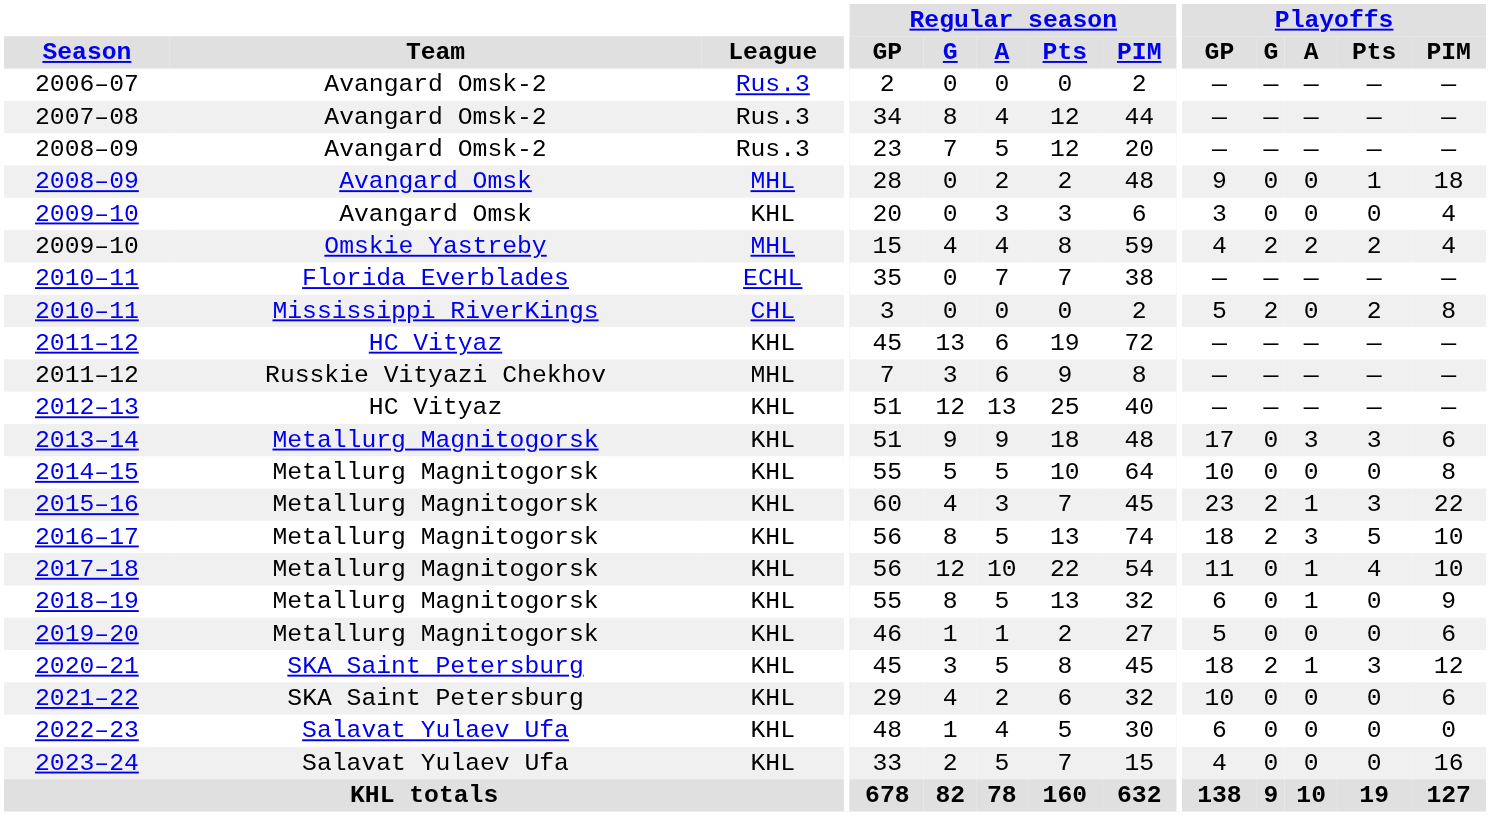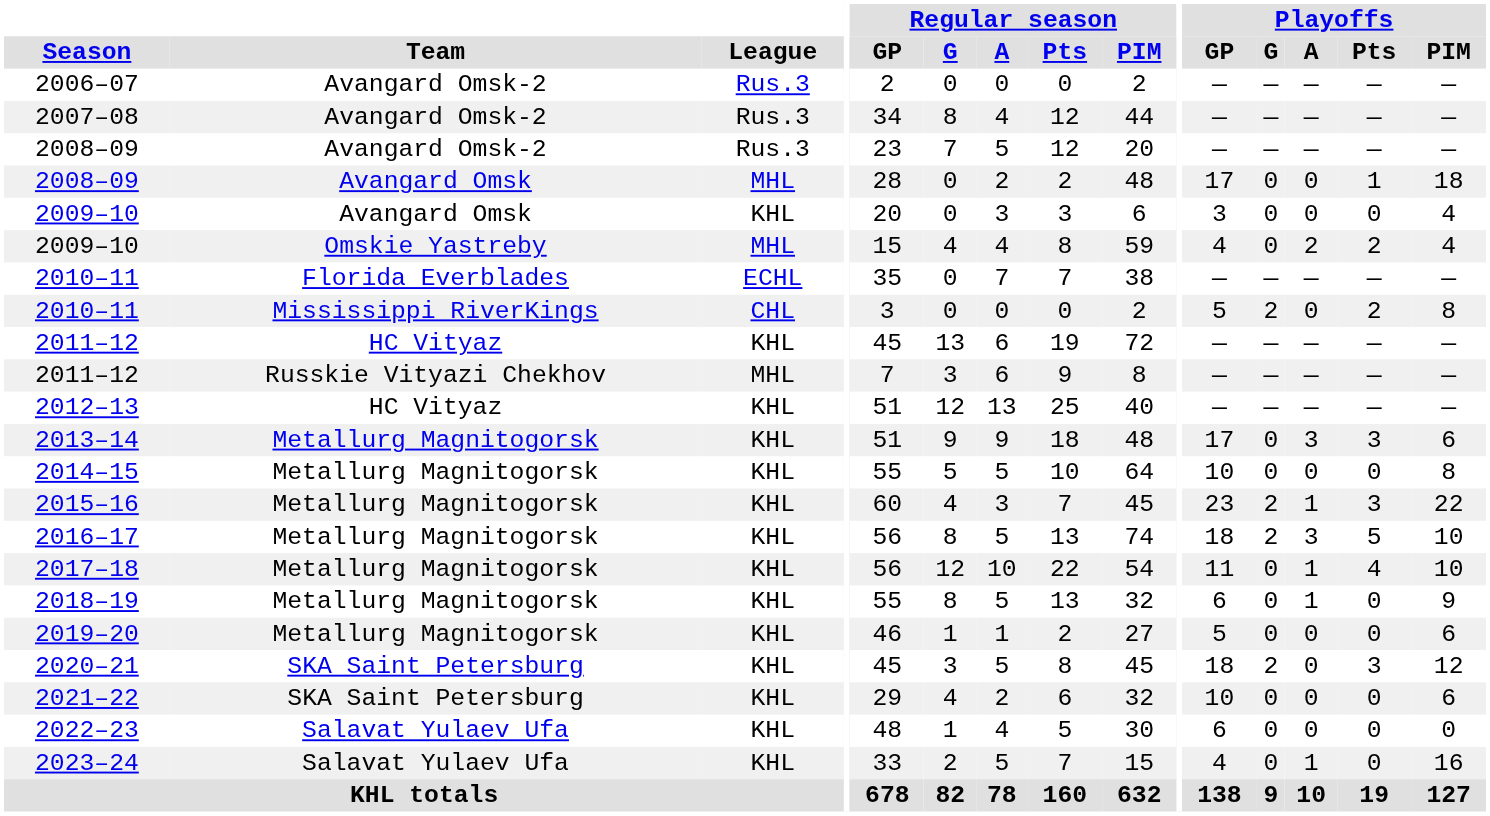(1219, 182) 9 -> (1219, 182) 17
(1271, 246) 2 -> (1271, 246) 0
(1311, 666) 1 -> (1311, 666) 0
(1311, 763) 0 -> (1311, 763) 1
